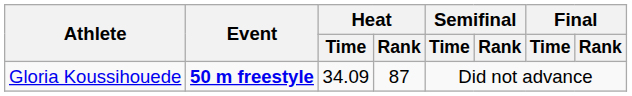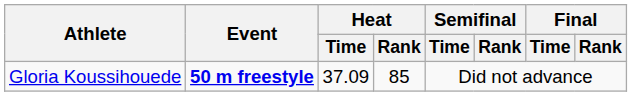(346, 77) 34.09 -> (346, 77) 37.09
(399, 77) 87 -> (399, 77) 85
